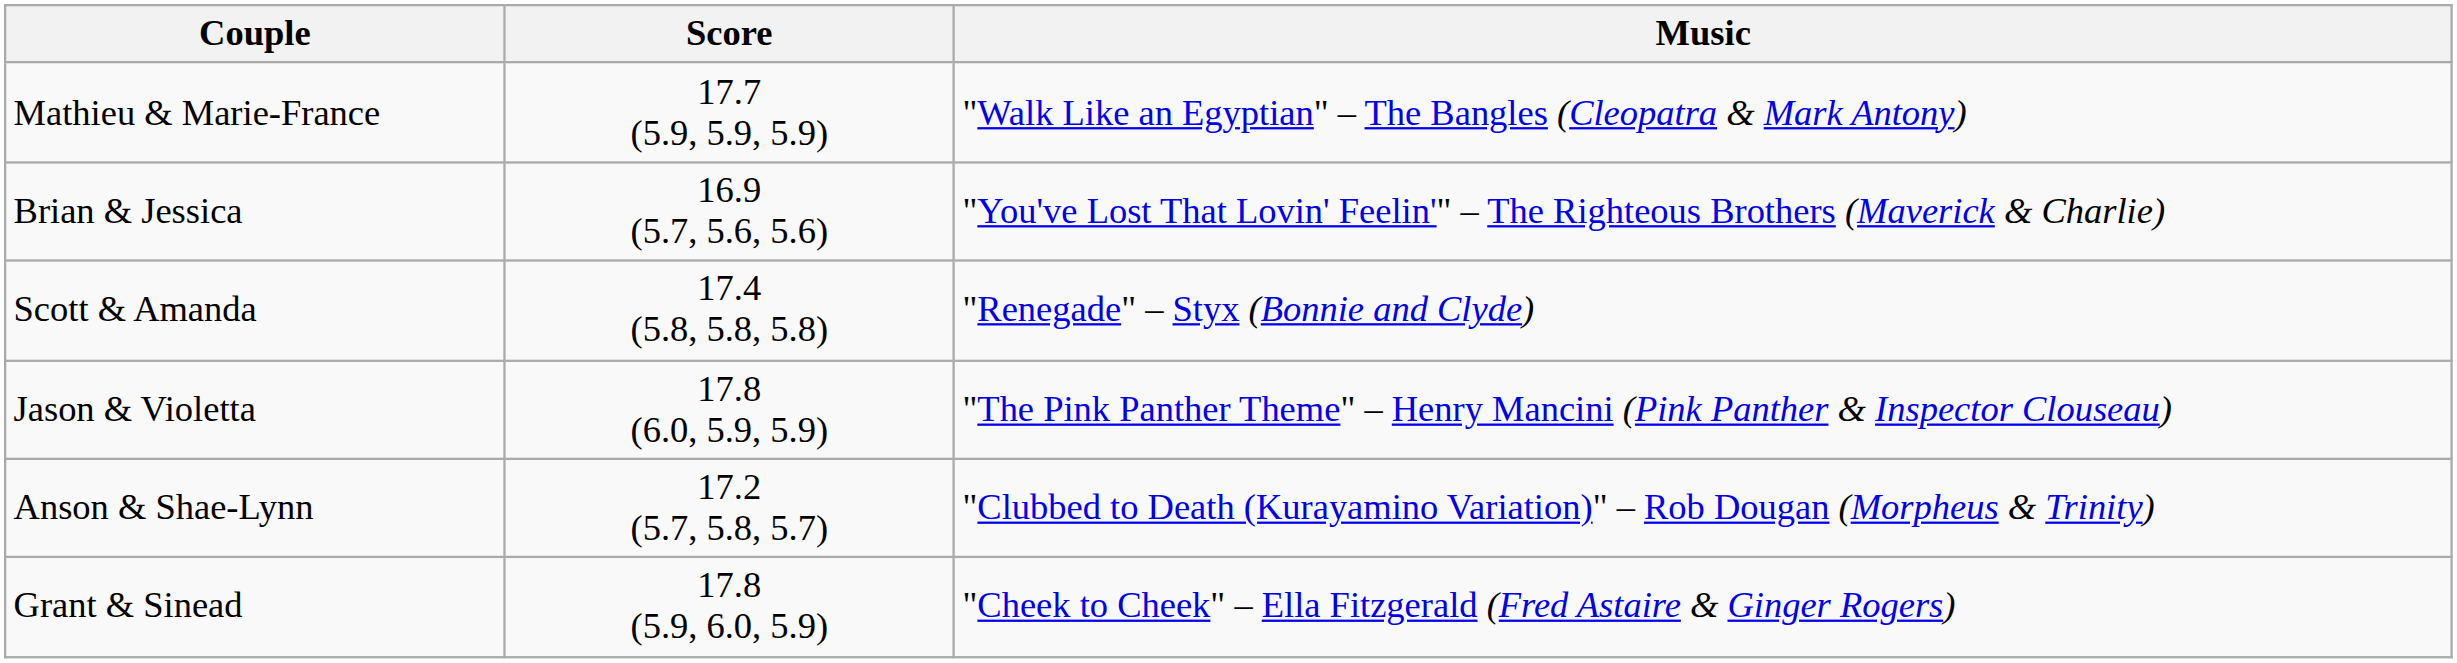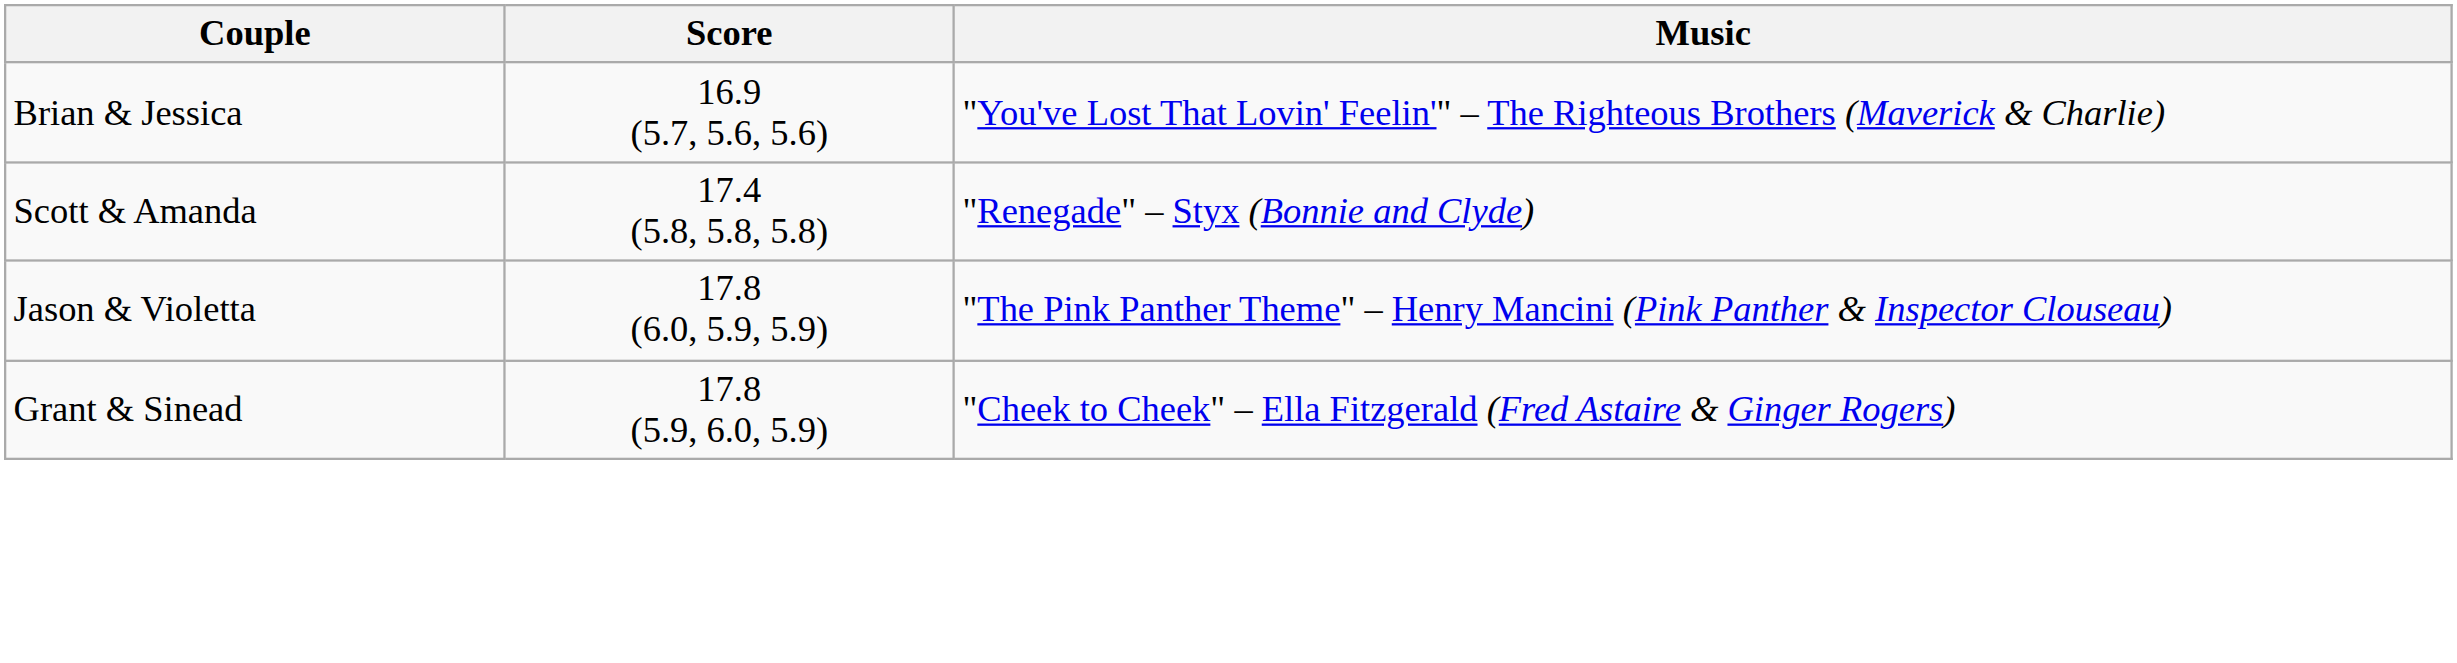- row: (197, 111)
- row: (164, 507)
